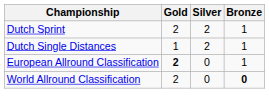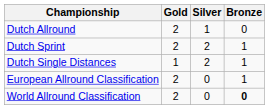+ row: (41, 29)
(176, 63) bold -> (176, 79) normal
